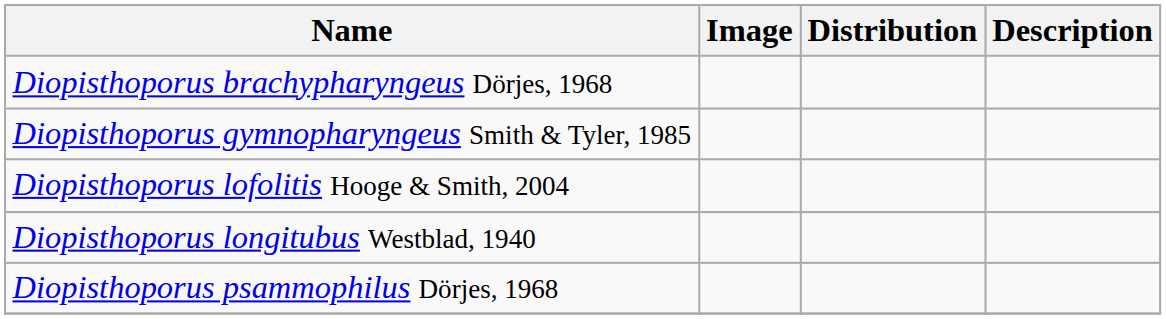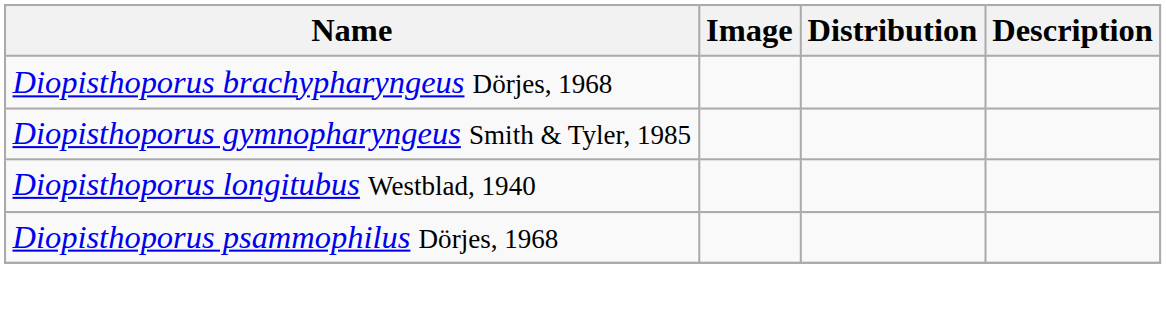- row: (291, 184)
